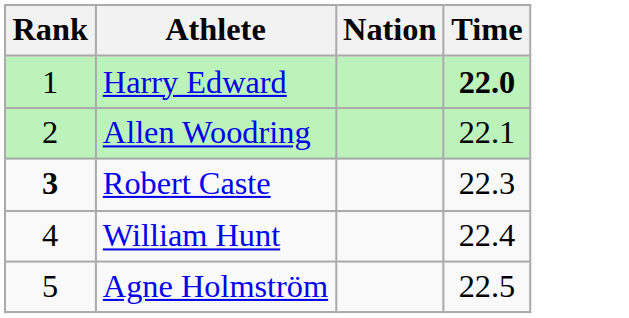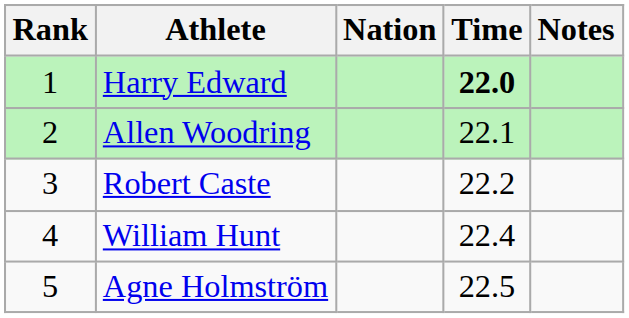+ column: (576, 30)
(50, 183) bold -> (50, 183) normal
(487, 183) 22.3 -> (487, 183) 22.2
